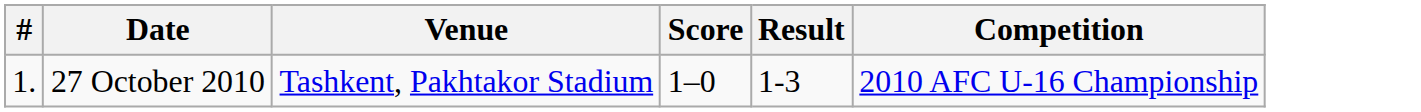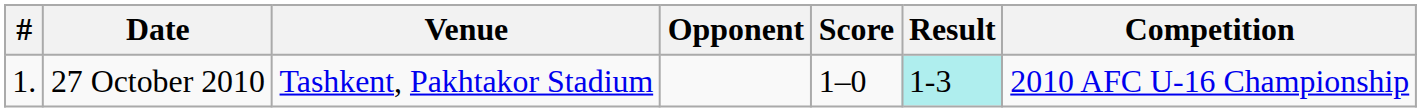+ column: (736, 29)
(779, 80) no background -> (930, 80) paleturquoise background
